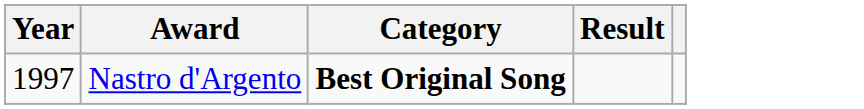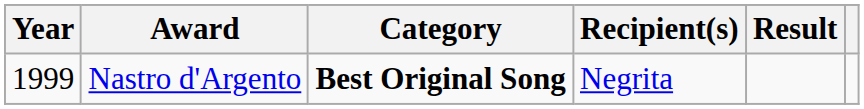+ column: (659, 29)
(43, 78) 1997 -> (43, 78) 1999
